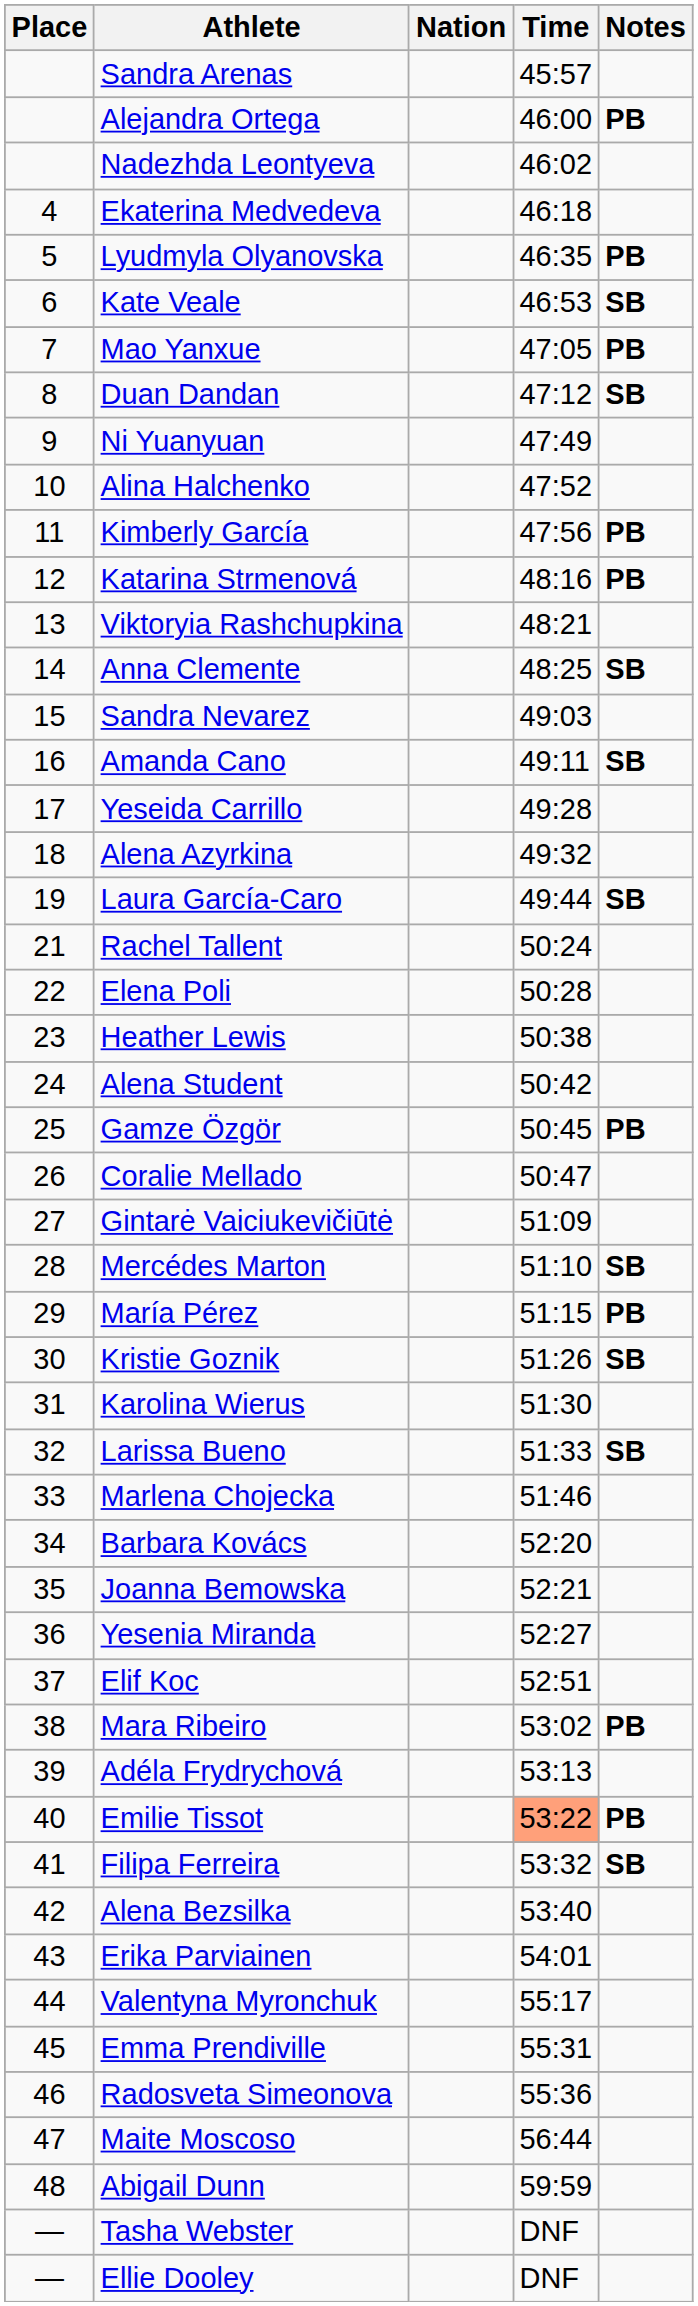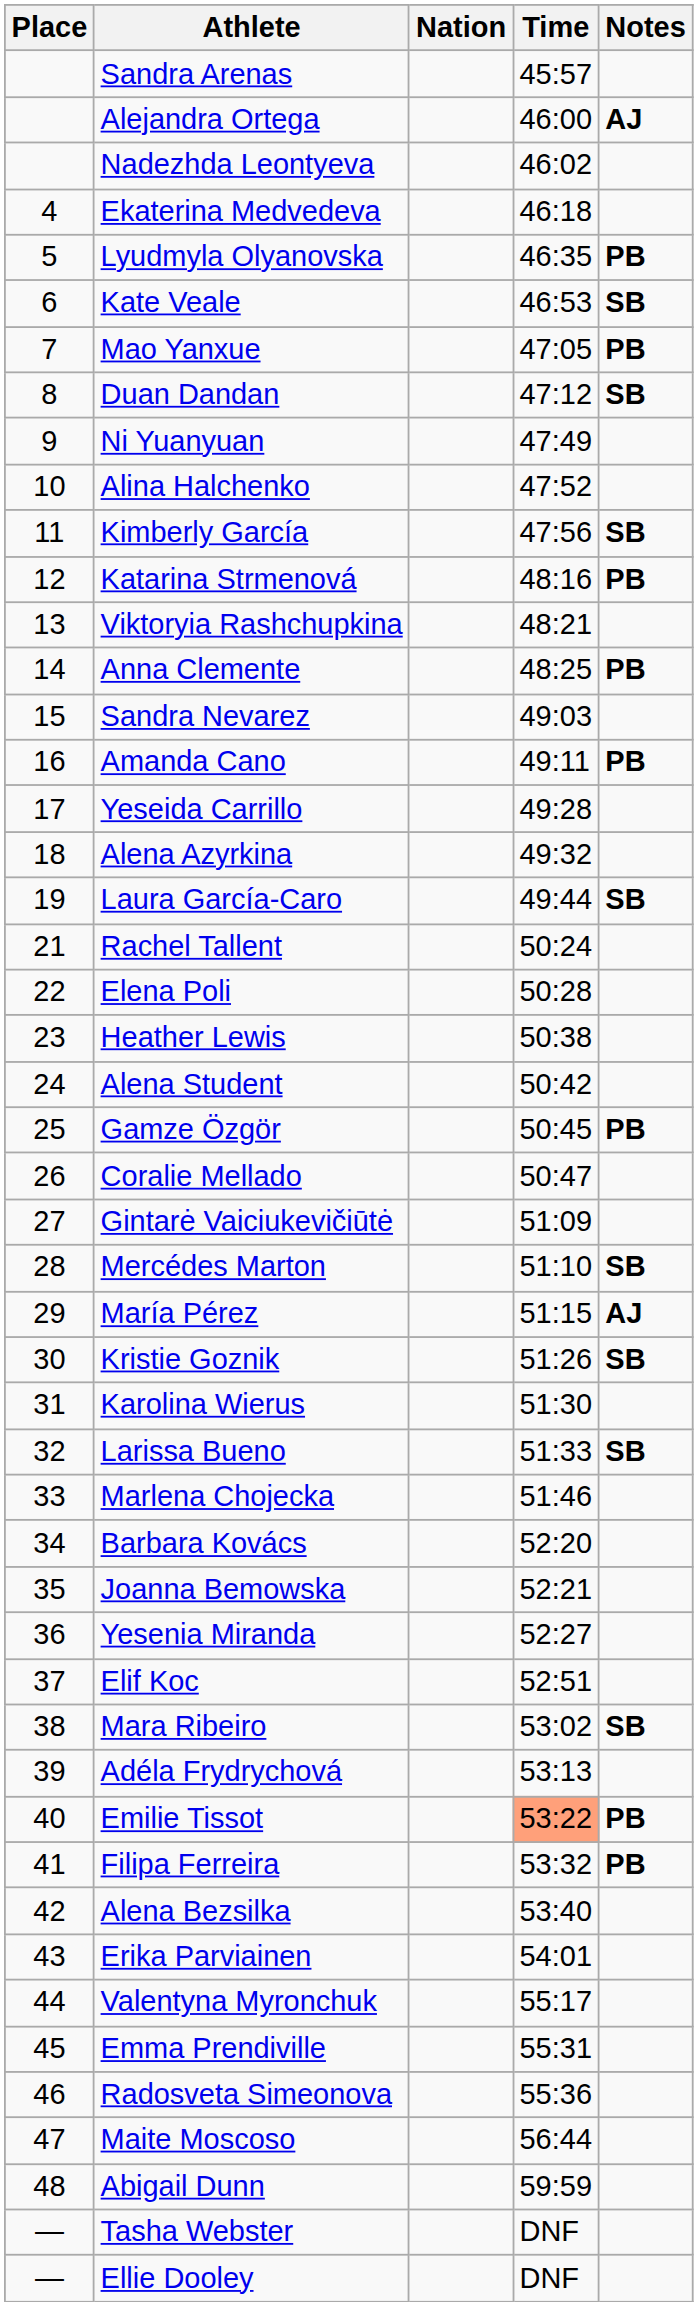(625, 119) PB -> (624, 119) AJ
(625, 532) PB -> (625, 532) SB
(625, 670) SB -> (625, 670) PB
(625, 762) SB -> (625, 762) PB
(625, 1313) PB -> (624, 1313) AJ
(625, 1726) PB -> (625, 1726) SB
(625, 1864) SB -> (625, 1864) PB
